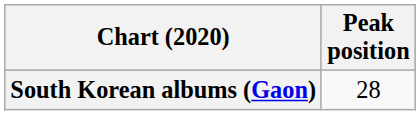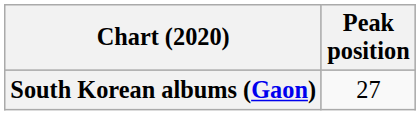(368, 89) 28 -> (368, 89) 27
